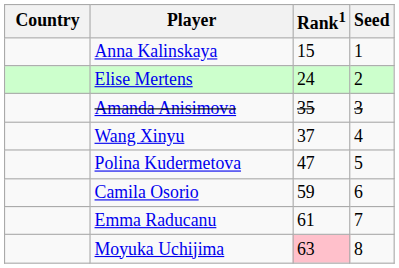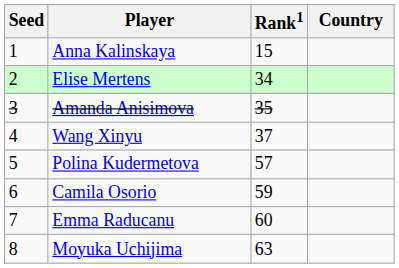columns swapped: (47, 20) <-> (372, 20)
(306, 79) 24 -> (264, 79) 34
(306, 164) 47 -> (264, 164) 57
(306, 220) 61 -> (264, 220) 60
(306, 248) pink background -> (264, 248) no background
